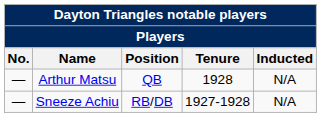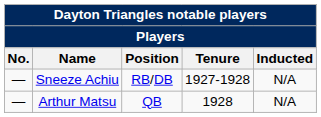rows swapped: (77, 79) <-> (77, 101)
